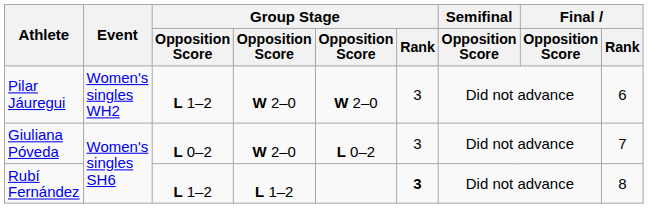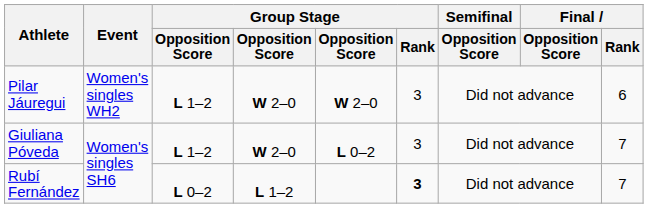(193, 152) L 0–2 -> (193, 152) L 1–2
(193, 192) L 1–2 -> (193, 192) L 0–2
(622, 184) 8 -> (622, 184) 7
